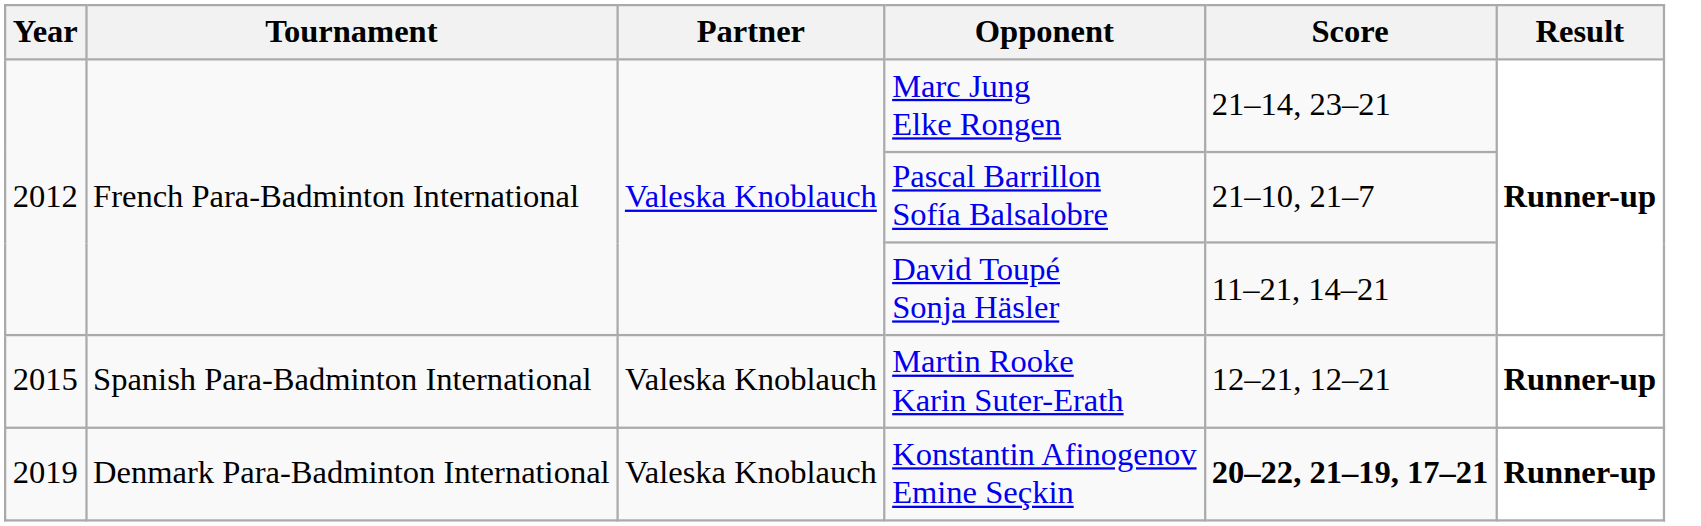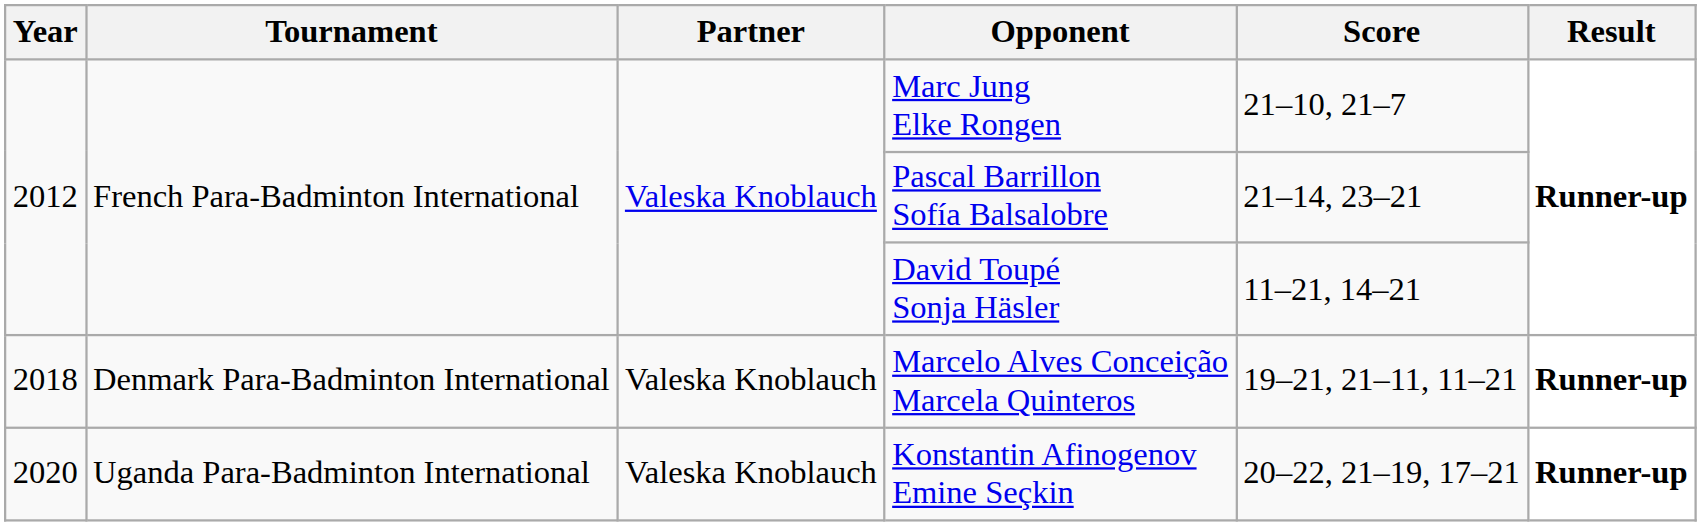(1301, 104) 21–14, 23–21 -> (1325, 104) 21–10, 21–7
(1293, 196) 21–10, 21–7 -> (1333, 196) 21–14, 23–21
- row: (1008, 380)
+ row: (1060, 380)
(45, 472) 2019 -> (45, 472) 2020
(351, 472) Denmark Para-Badminton International -> (341, 472) Uganda Para-Badminton International
(1350, 472) bold -> (1382, 472) normal
